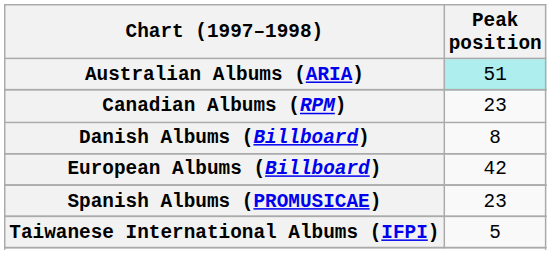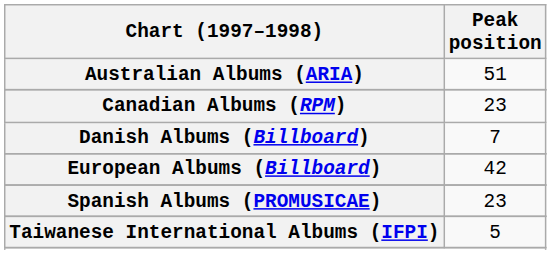(495, 74) paleturquoise background -> (495, 74) no background
(495, 138) 8 -> (495, 138) 7
